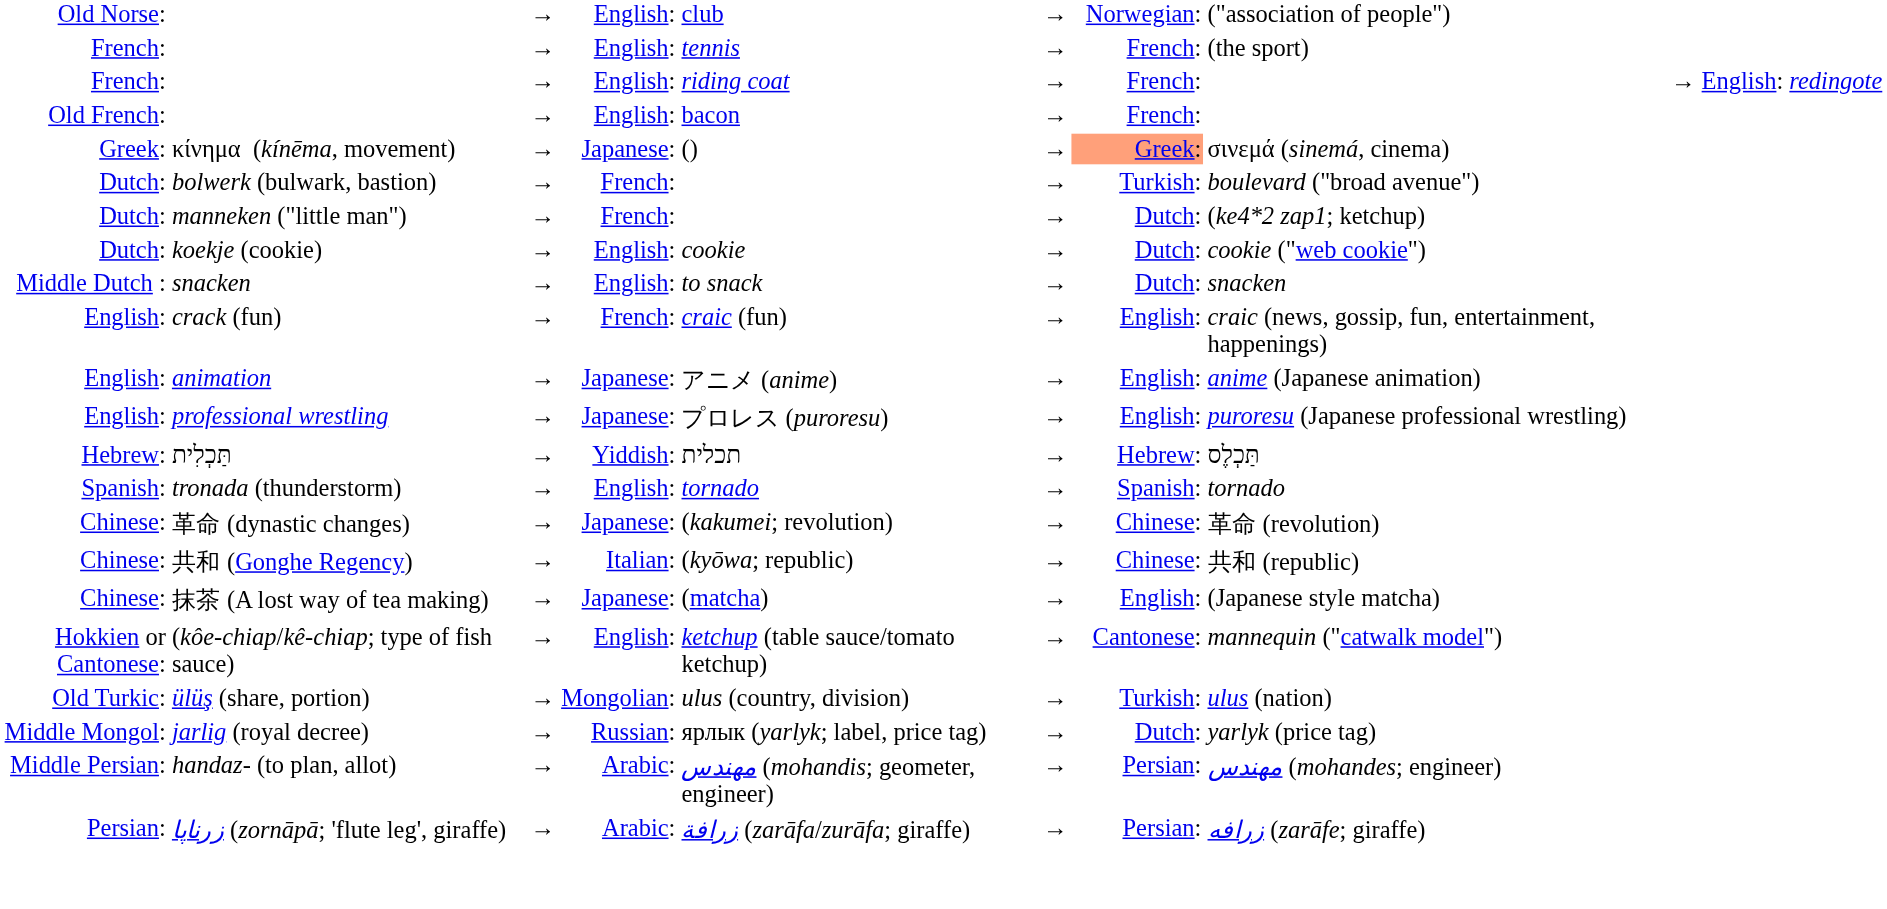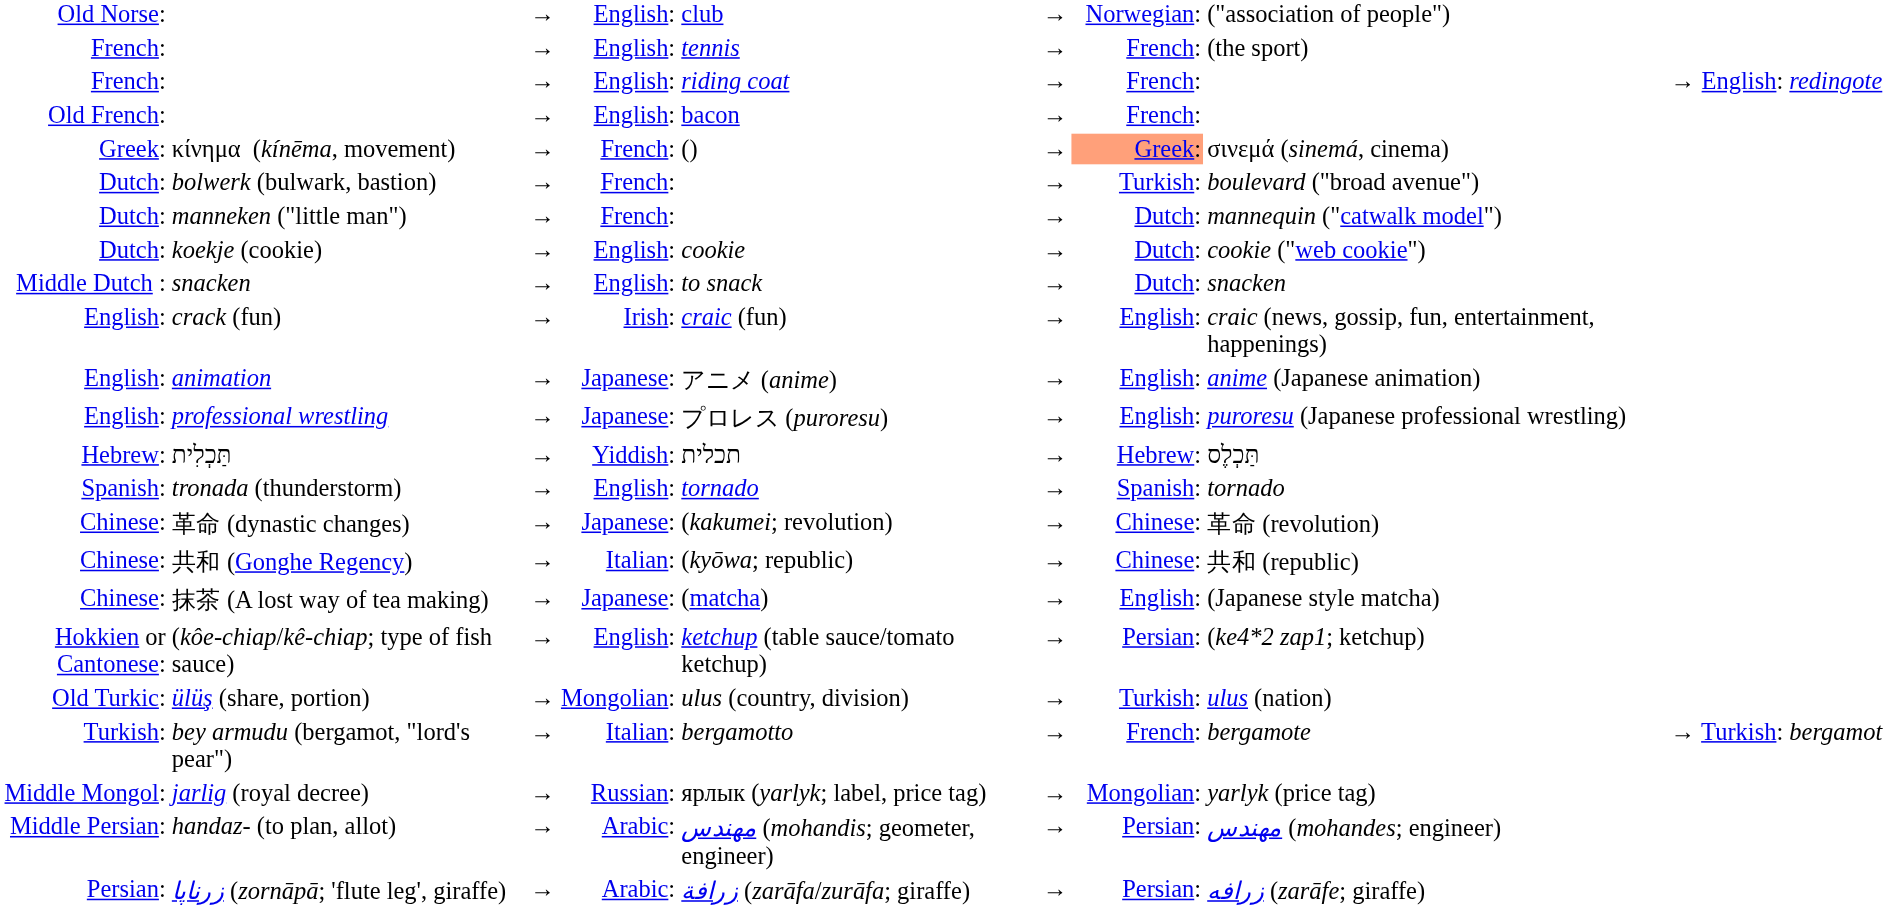(628, 148) Japanese: -> (638, 148) French:
(1316, 216) (ke4*2 zap1; ketchup) -> (1355, 216) mannequin ("catwalk model")
(638, 317) French: -> (649, 317) Irish:
(1147, 636) Cantonese: -> (1162, 636) Persian:
(1355, 636) mannequin ("catwalk model") -> (1316, 636) (ke4*2 zap1; ketchup)
+ row: (125, 731)
(1168, 731) Dutch: -> (1144, 792) Mongolian:
